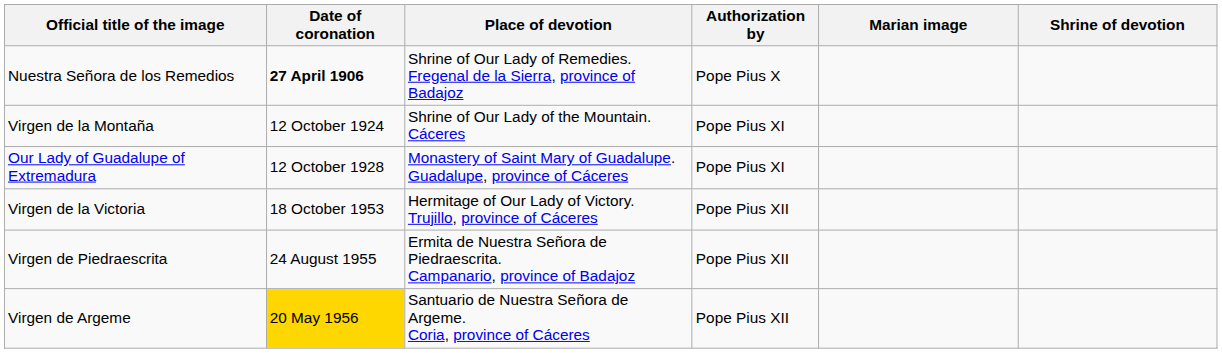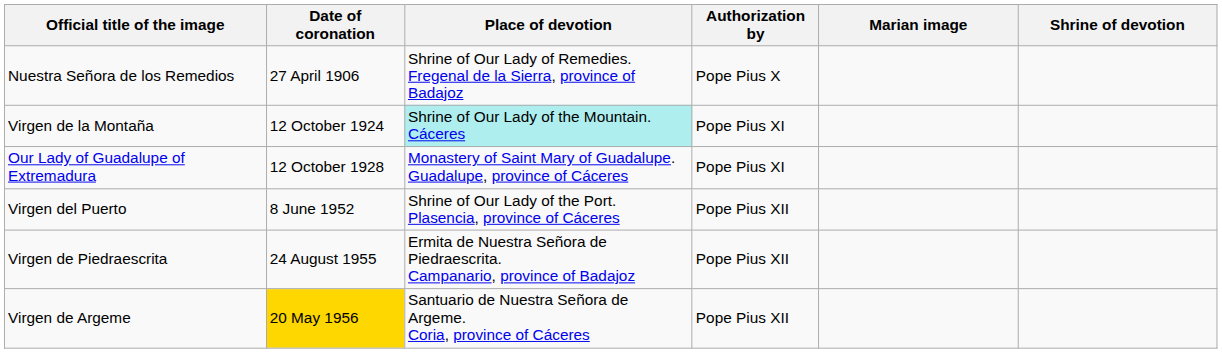(317, 75) bold -> (315, 75) normal
(530, 125) no background -> (530, 125) paleturquoise background
+ row: (67, 209)
- row: (76, 209)
